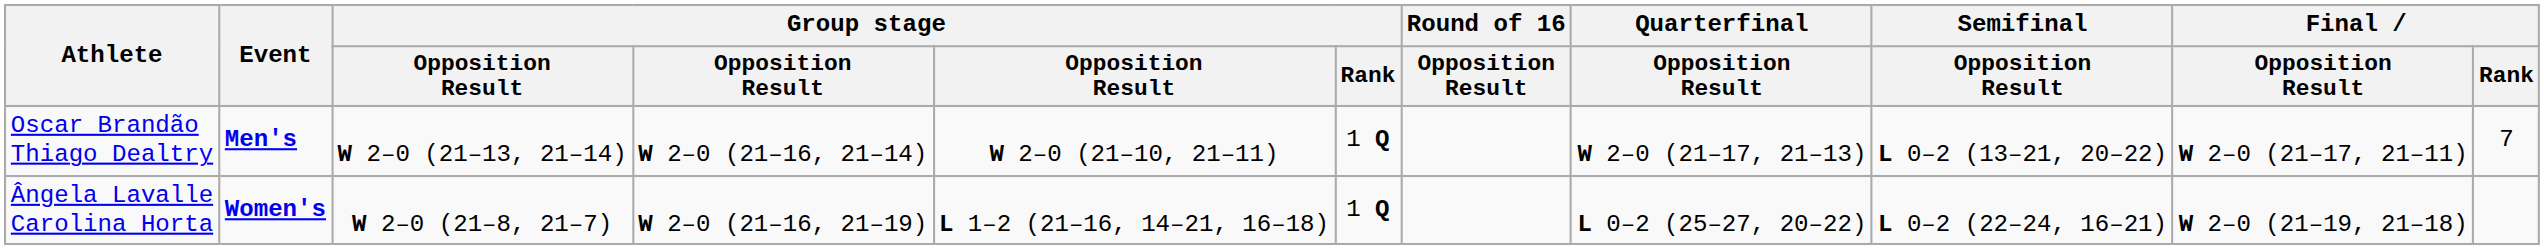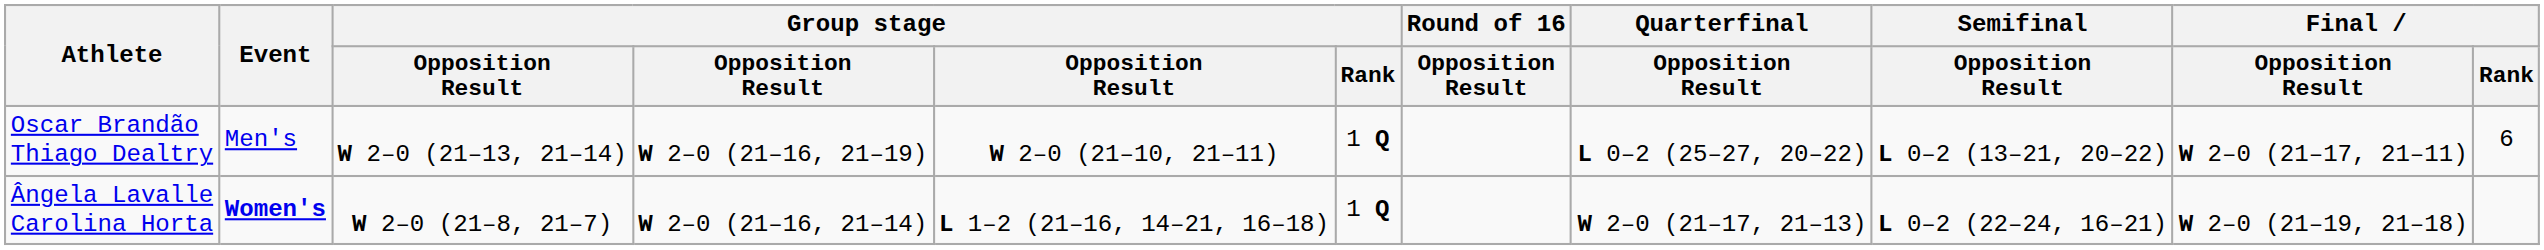(261, 141) bold -> (261, 141) normal
(783, 155) W 2–0 (21–16, 21–14) -> (783, 155) W 2–0 (21–16, 21–19)
(1722, 155) W 2–0 (21–17, 21–13) -> (1722, 155) L 0–2 (25–27, 20–22)
(2507, 141) 7 -> (2507, 141) 6
(783, 224) W 2–0 (21–16, 21–19) -> (783, 224) W 2–0 (21–16, 21–14)
(1722, 224) L 0–2 (25–27, 20–22) -> (1722, 224) W 2–0 (21–17, 21–13)
